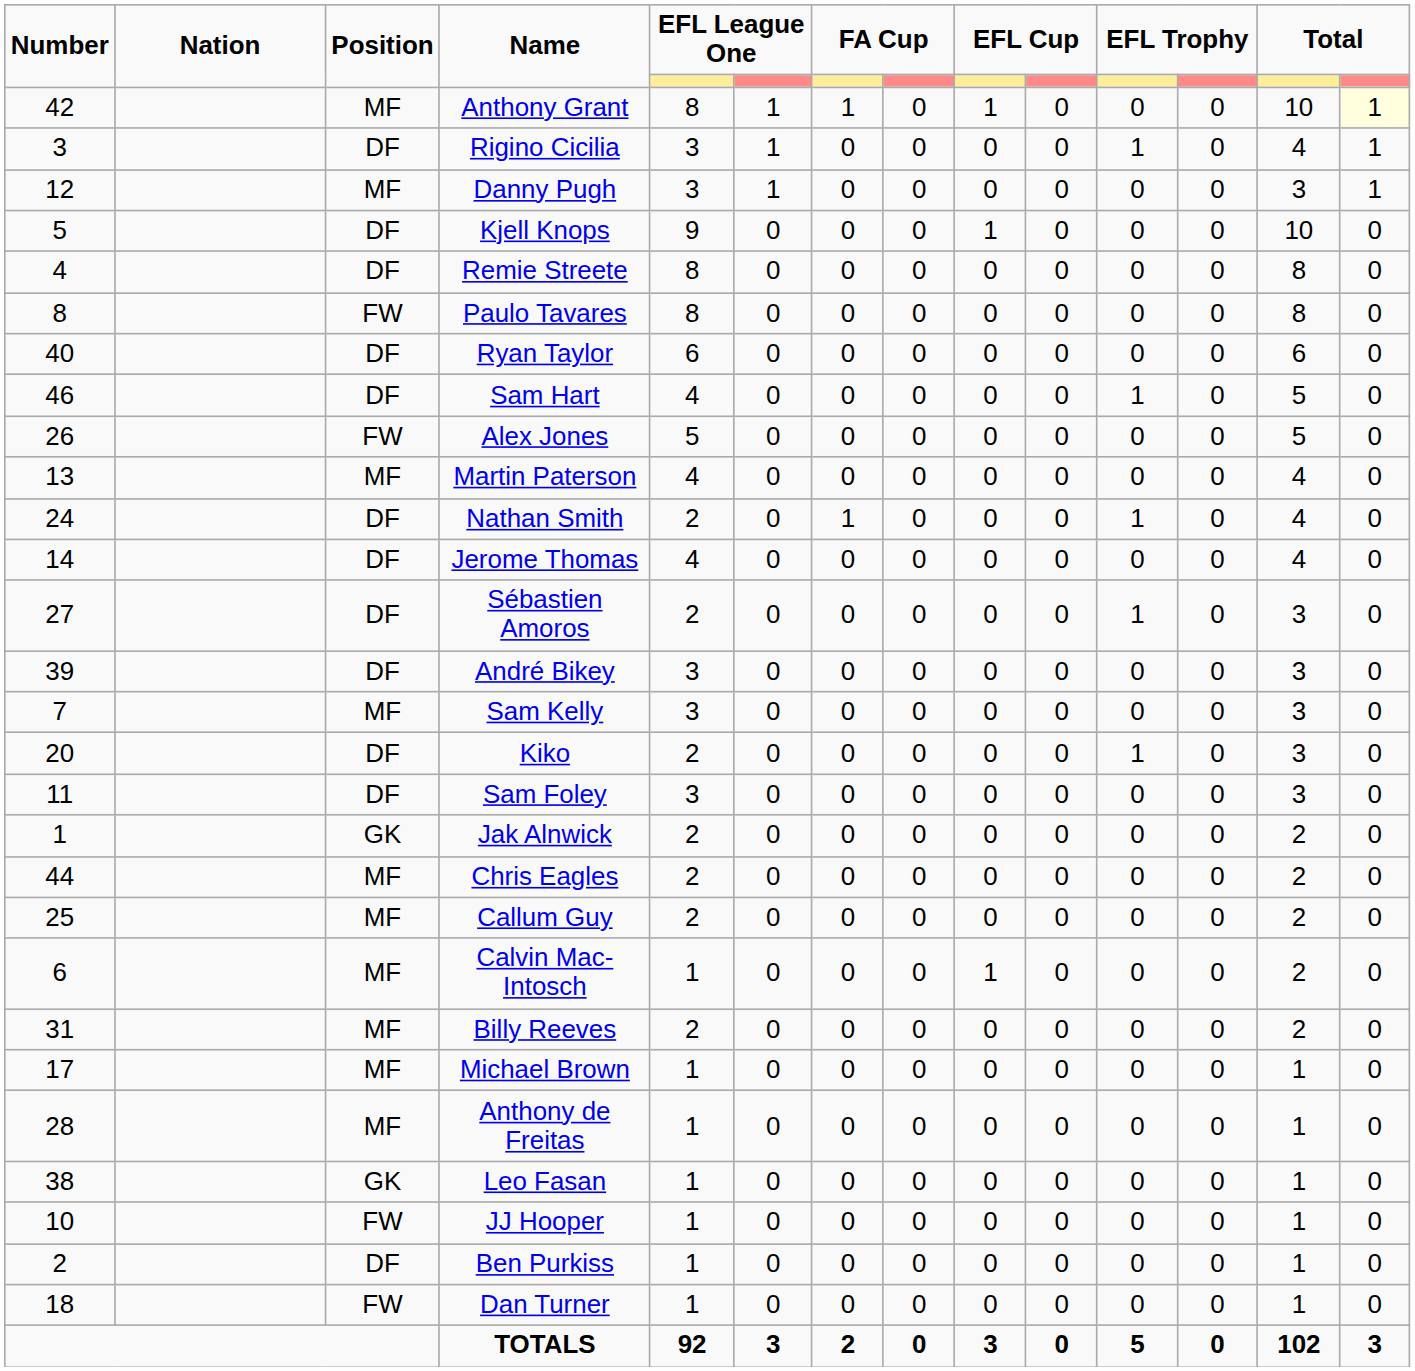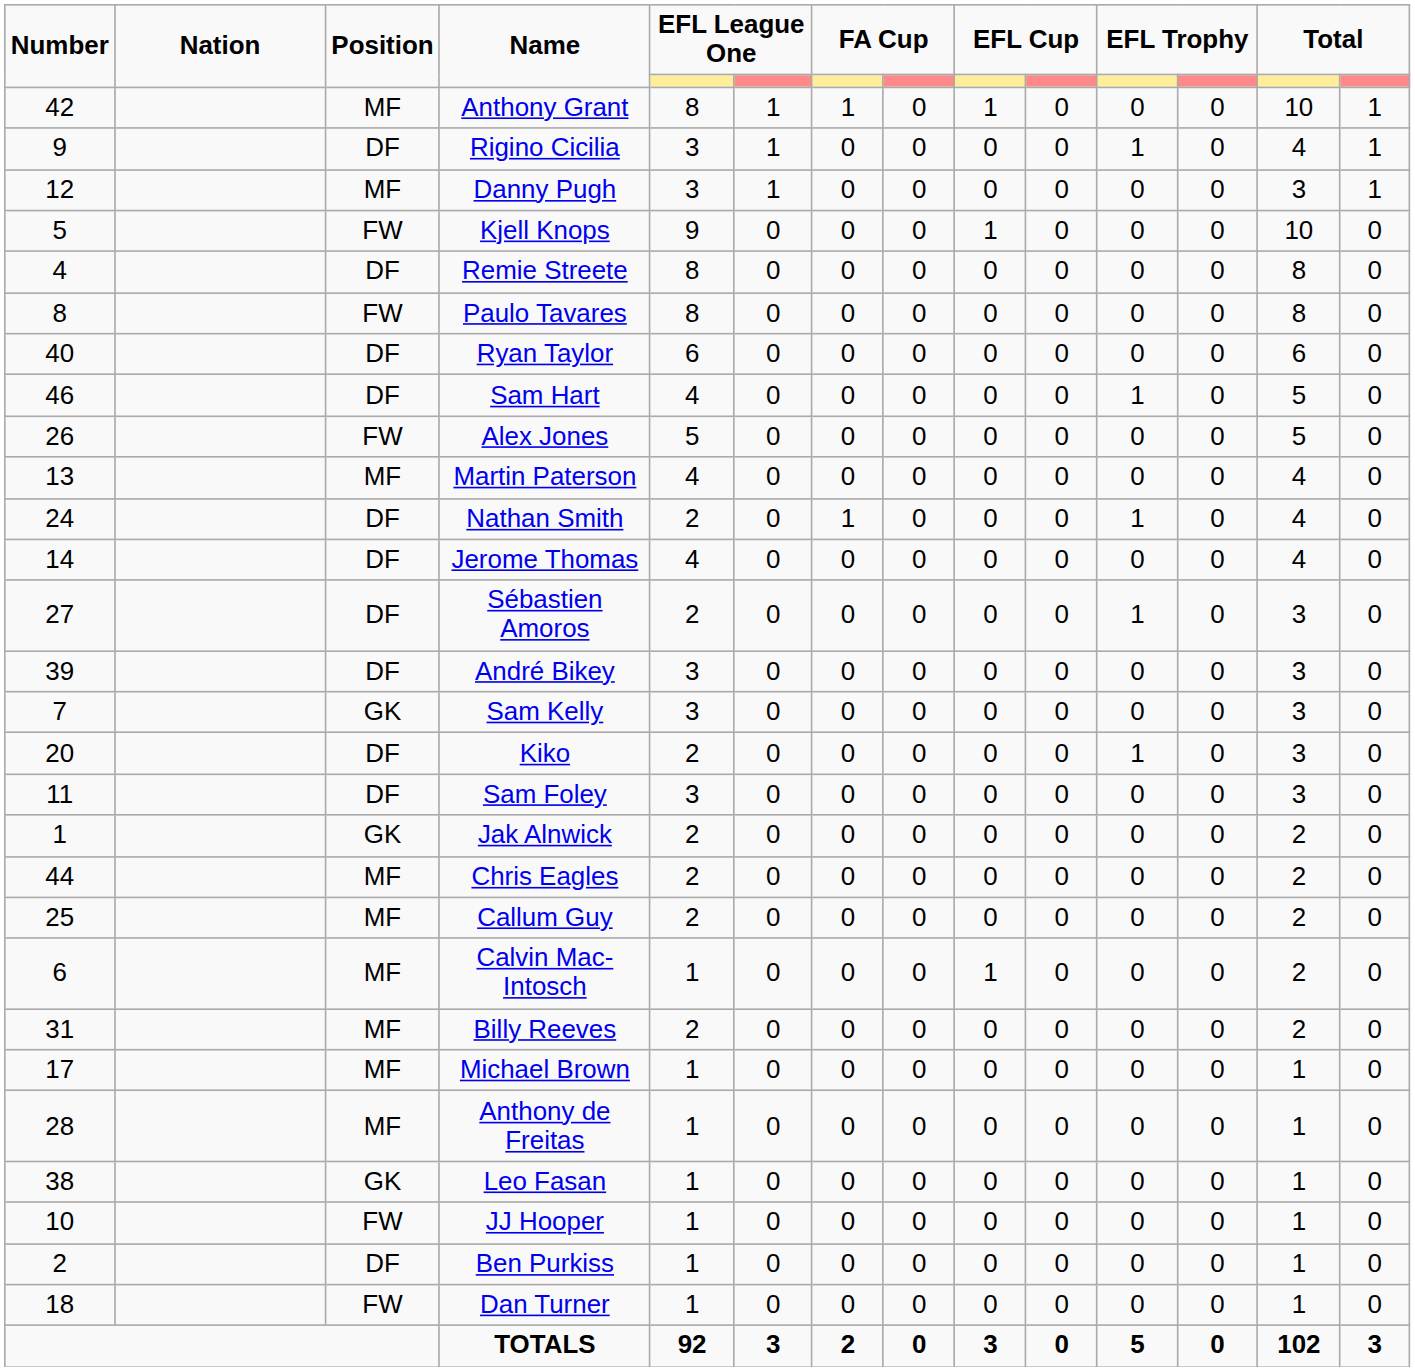(1375, 107) lightyellow background -> (1375, 107) no background
(60, 148) 3 -> (60, 148) 9
(382, 230) DF -> (382, 230) FW
(382, 711) MF -> (382, 711) GK
